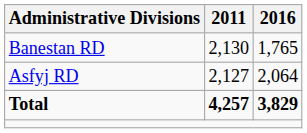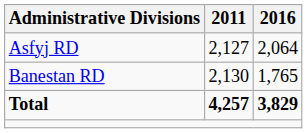rows swapped: (44, 76) <-> (57, 47)
